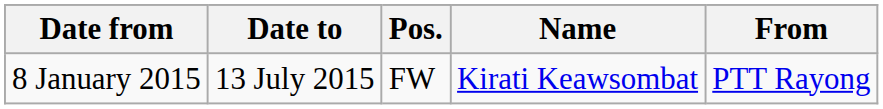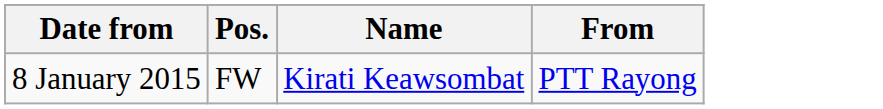- column: (295, 28)
